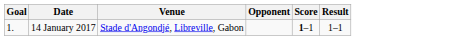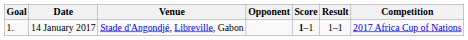+ column: (407, 12)
